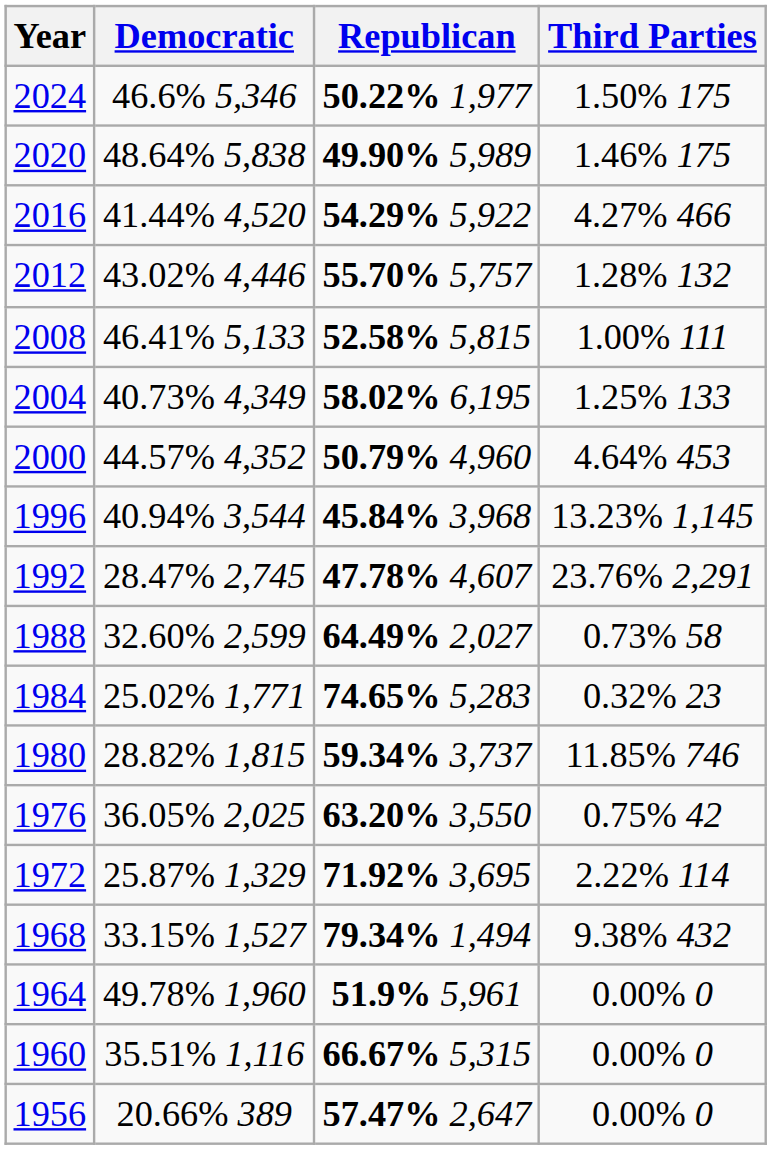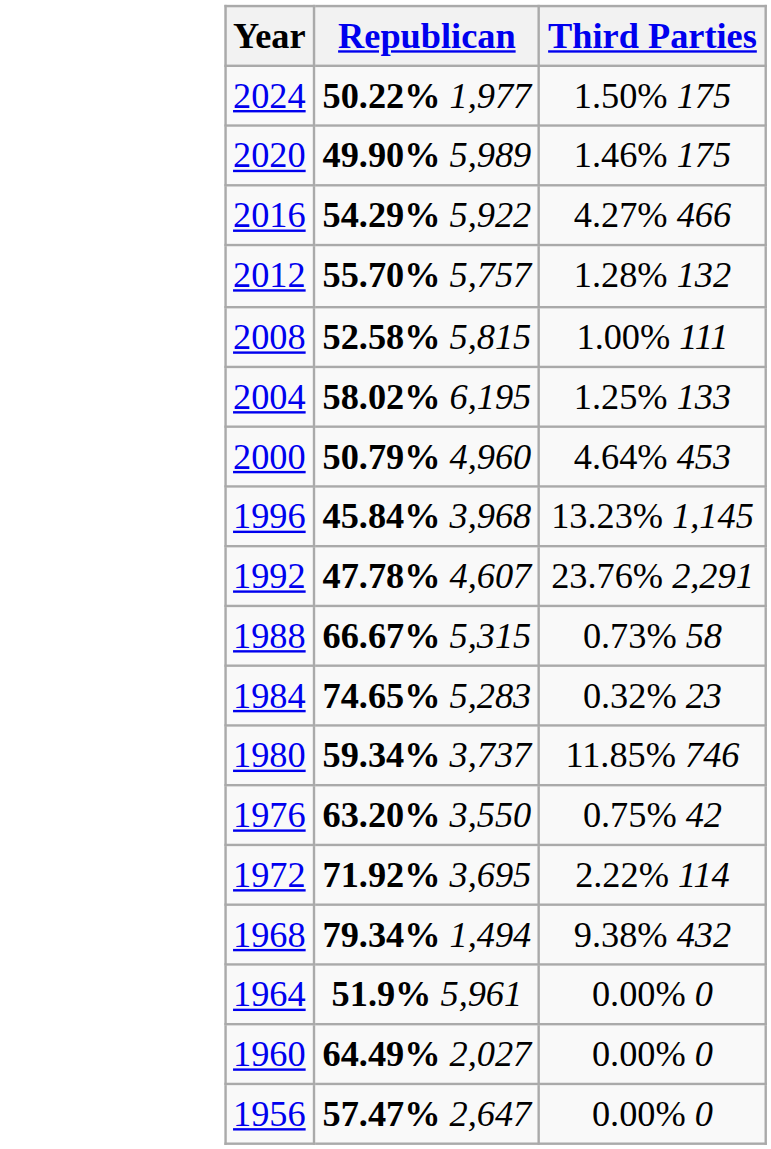- column: (204, 35)
(427, 634) 64.49% 2,027 -> (427, 634) 66.67% 5,315
(427, 1054) 66.67% 5,315 -> (427, 1054) 64.49% 2,027
